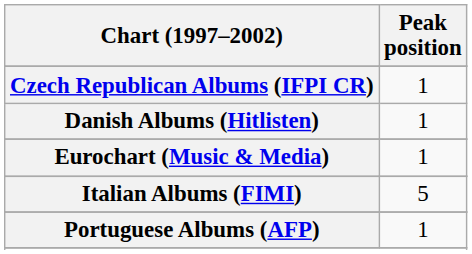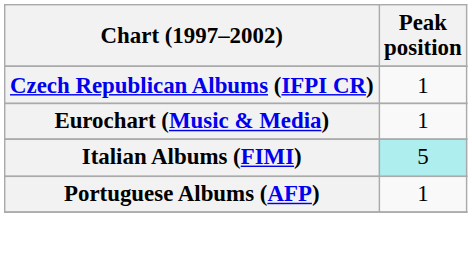- row: (192, 120)
(423, 193) no background -> (423, 157) paleturquoise background
